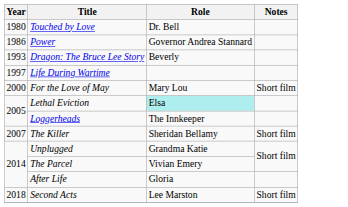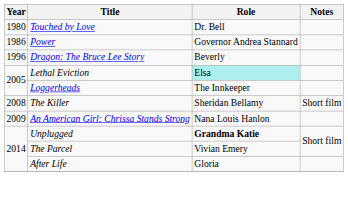(16, 57) 1993 -> (16, 57) 1996
- row: (70, 73)
- row: (70, 88)
(16, 133) 2007 -> (16, 103) 2008
+ row: (110, 118)
(178, 149) normal -> (227, 133) bold
- row: (53, 194)
